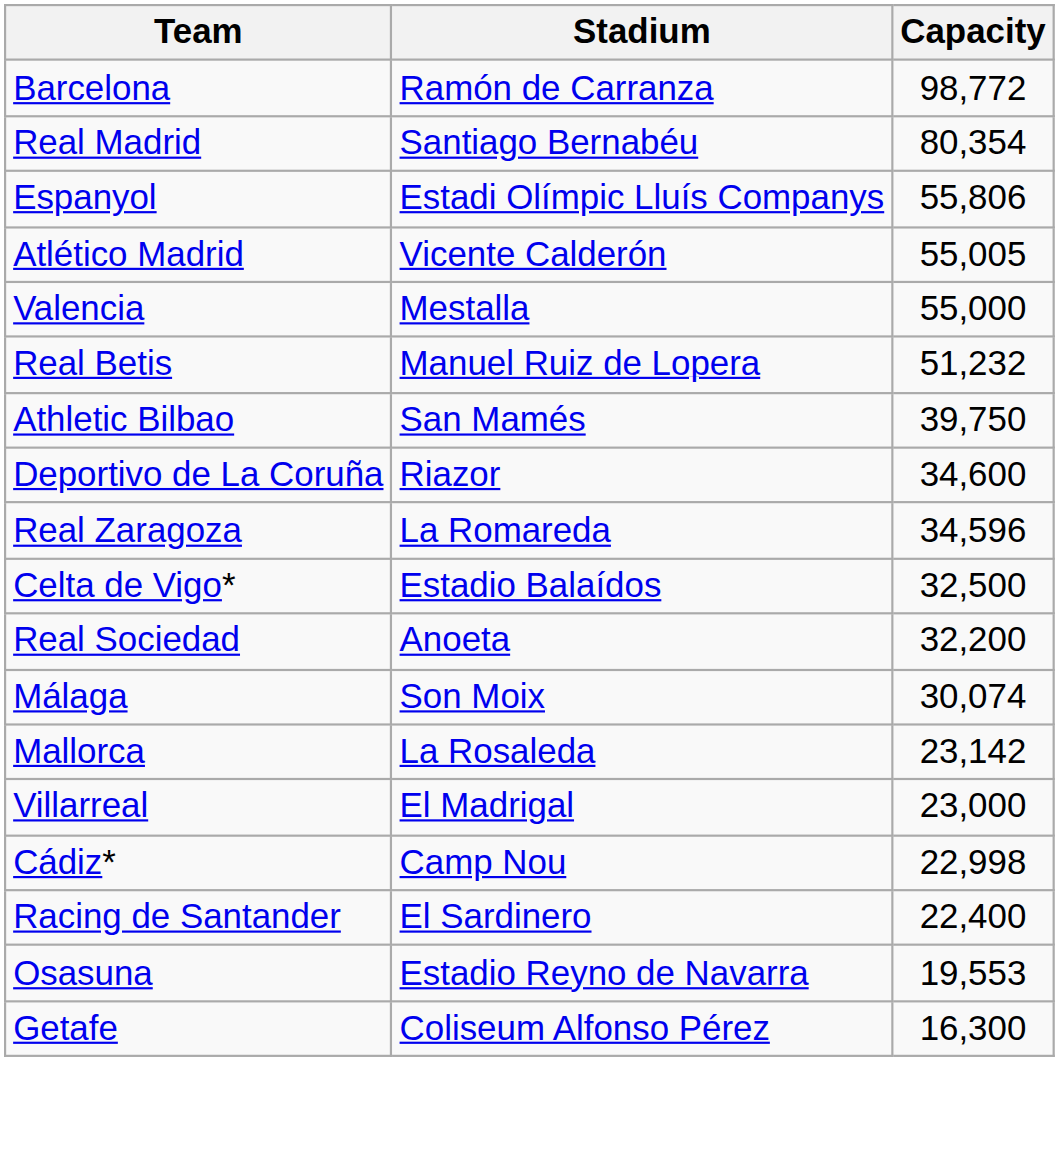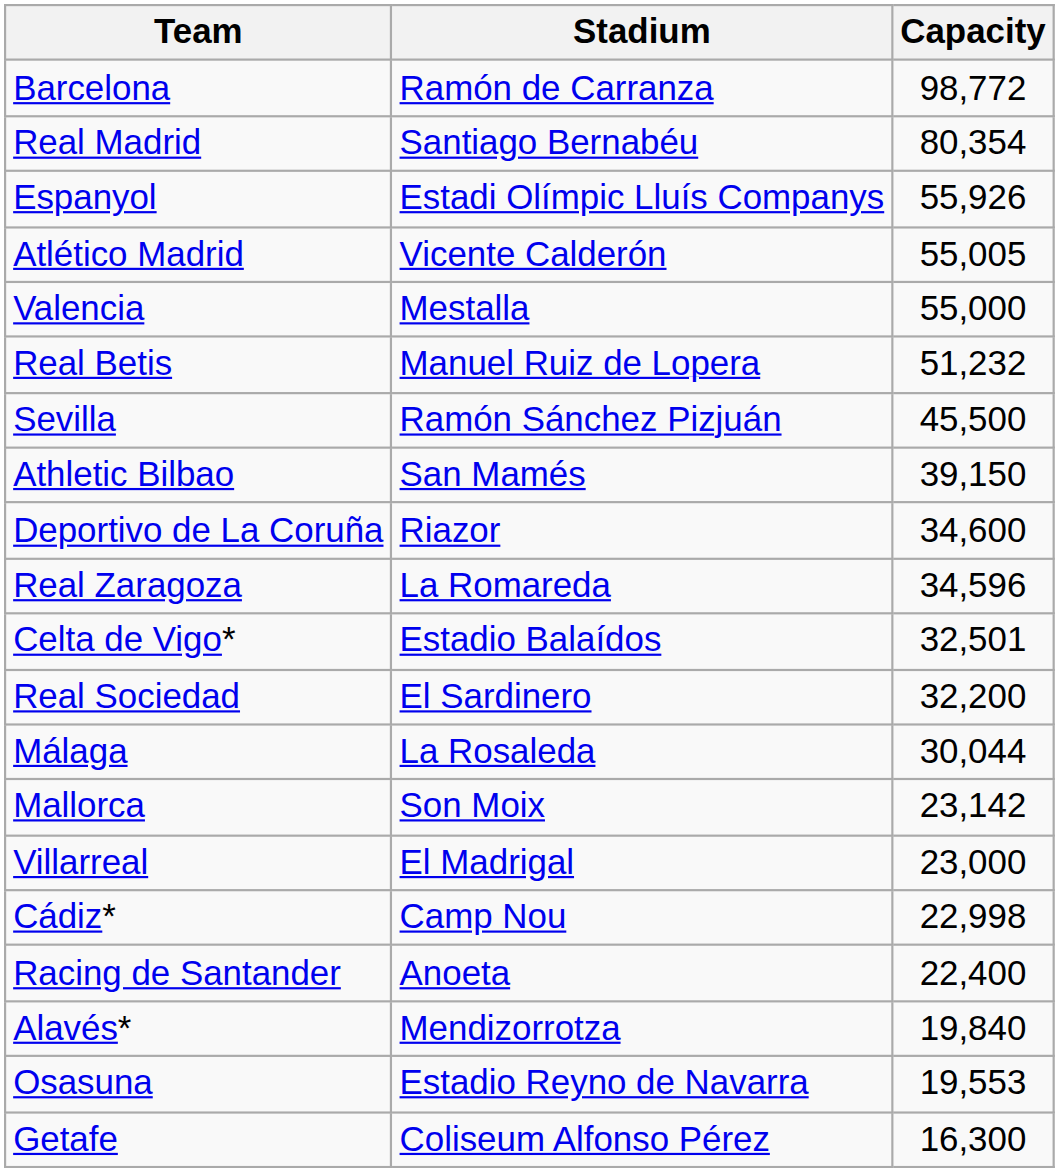(973, 198) 55,806 -> (973, 198) 55,926
+ row: (65, 419)
(973, 419) 39,750 -> (973, 474) 39,150
(973, 585) 32,500 -> (973, 640) 32,501
(455, 640) Anoeta -> (496, 695) El Sardinero
(472, 695) Son Moix -> (497, 751) La Rosaleda
(973, 695) 30,074 -> (973, 751) 30,044
(497, 751) La Rosaleda -> (472, 806) Son Moix
(496, 917) El Sardinero -> (455, 972) Anoeta
+ row: (72, 1027)
